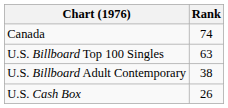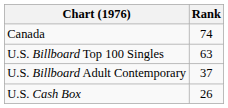(206, 73) 38 -> (206, 73) 37
